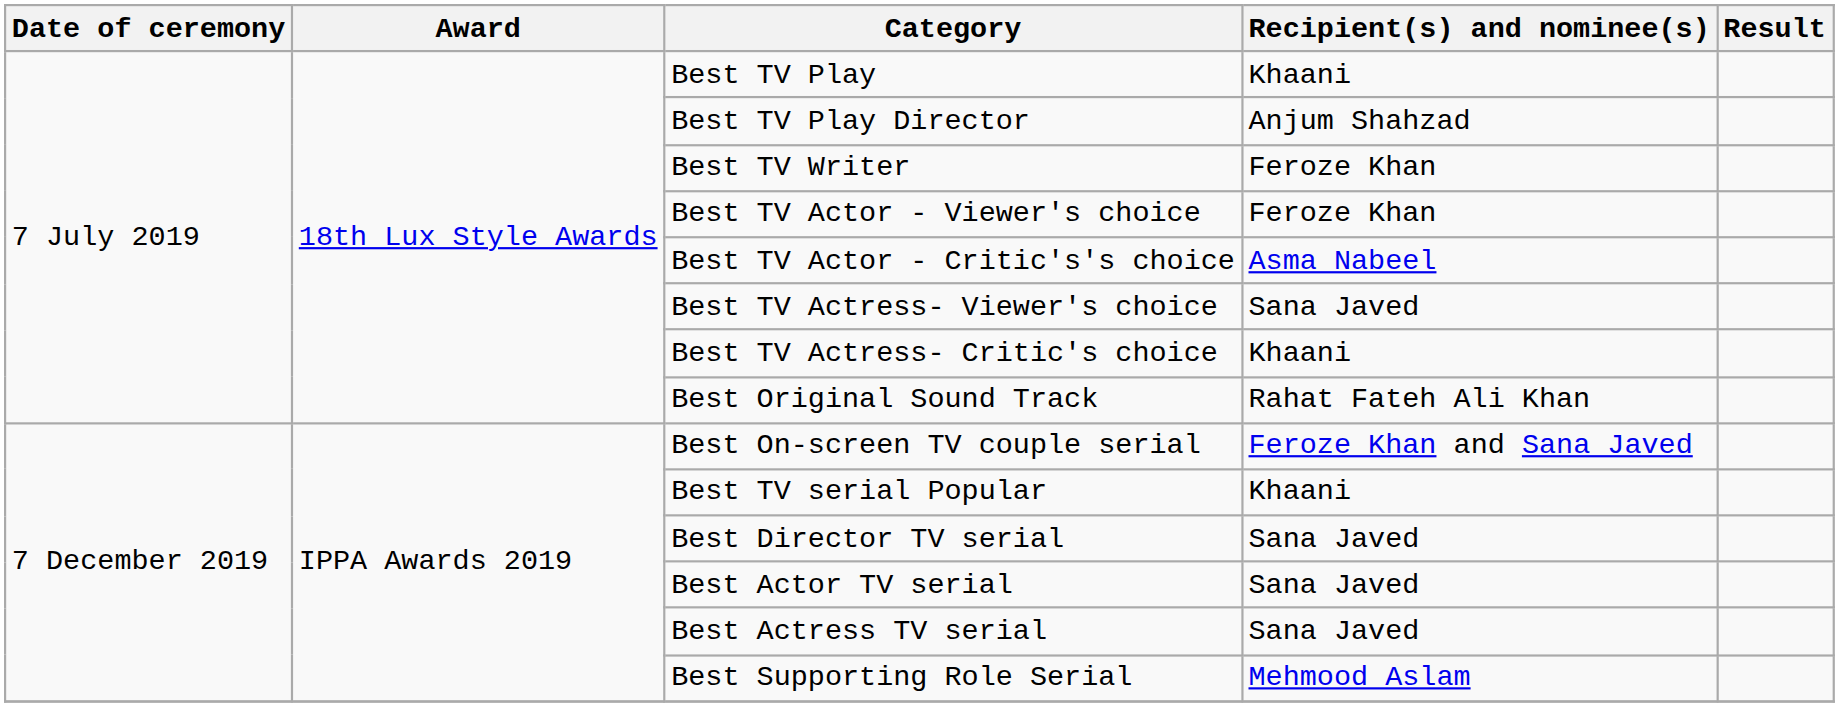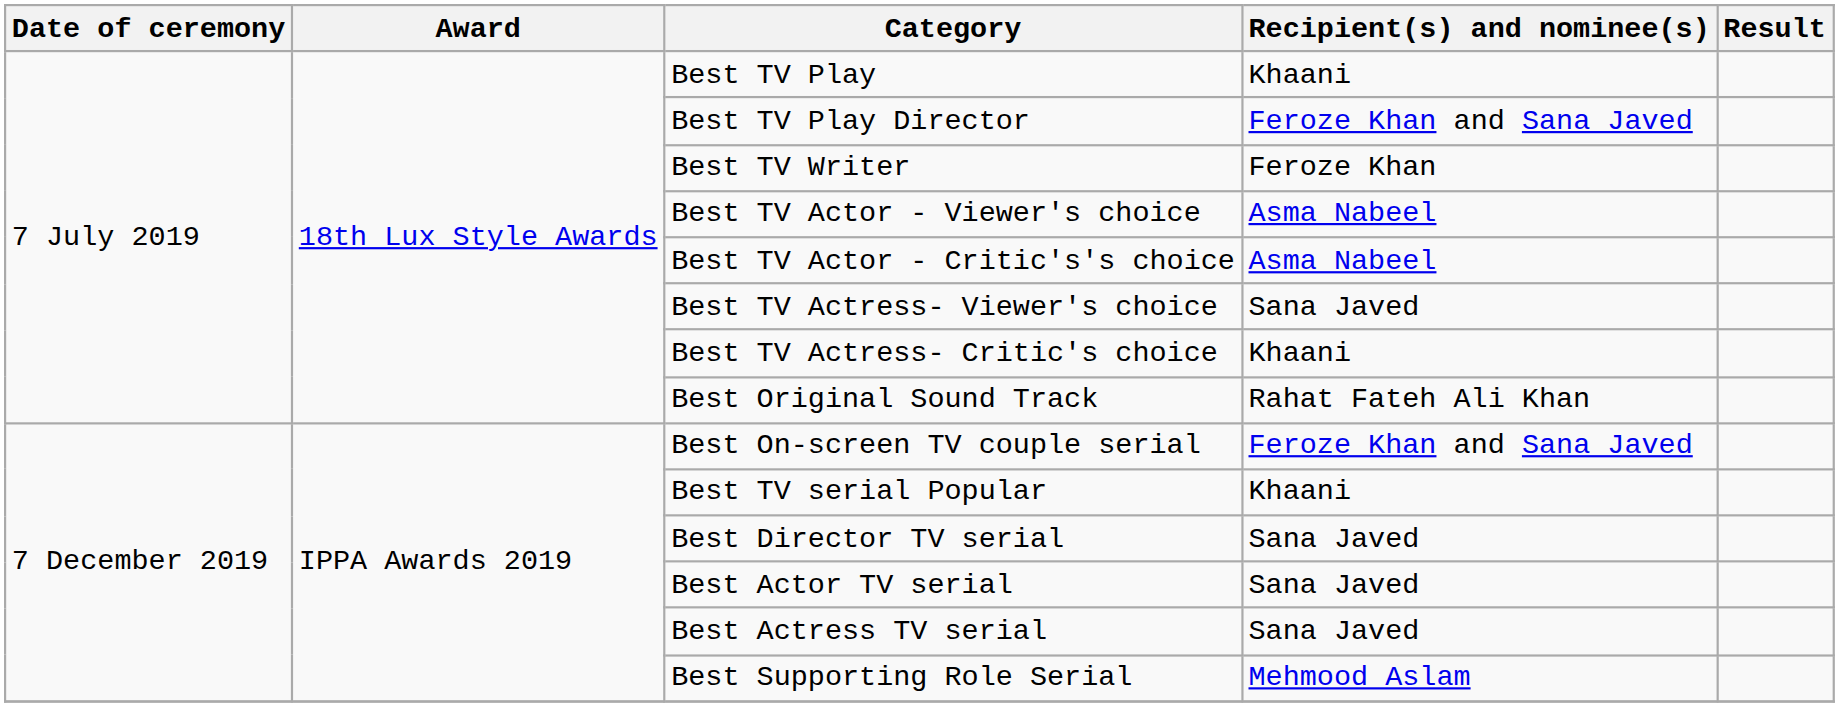(1360, 121) Anjum Shahzad -> (1471, 121) Feroze Khan and Sana Javed
(1342, 214) Feroze Khan -> (1342, 214) Asma Nabeel
